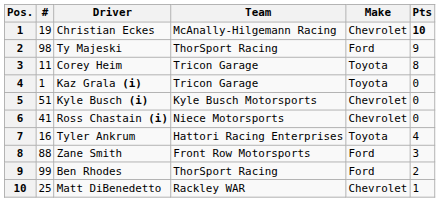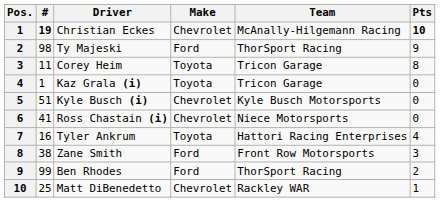columns swapped: (258, 14) <-> (378, 14)
(45, 31) normal -> (45, 31) bold
(45, 154) 88 -> (45, 154) 38
